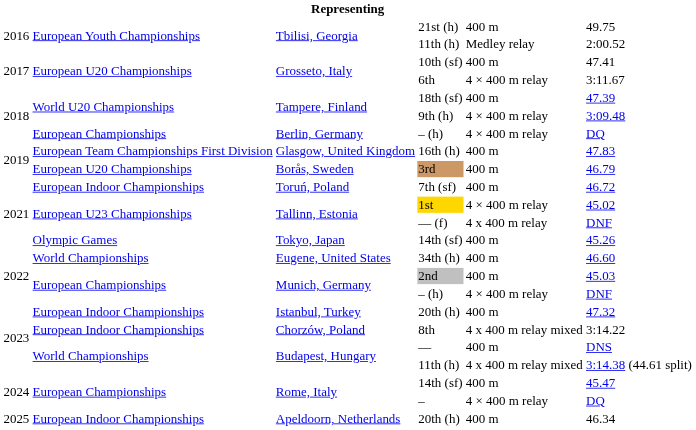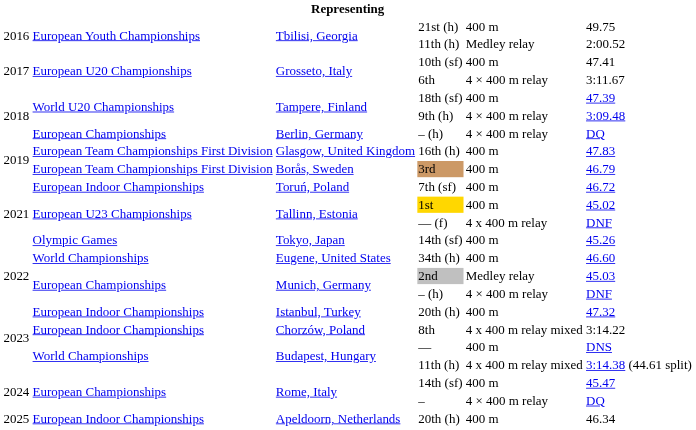(112, 169) European U20 Championships -> (153, 169) European Team Championships First Division
(507, 204) 4 × 400 m relay -> (482, 204) 400 m
(482, 276) 400 m -> (500, 276) Medley relay
